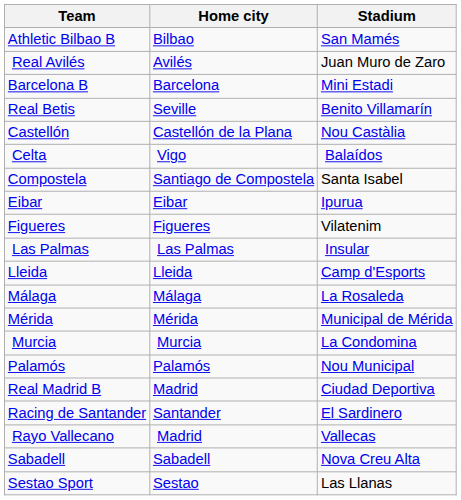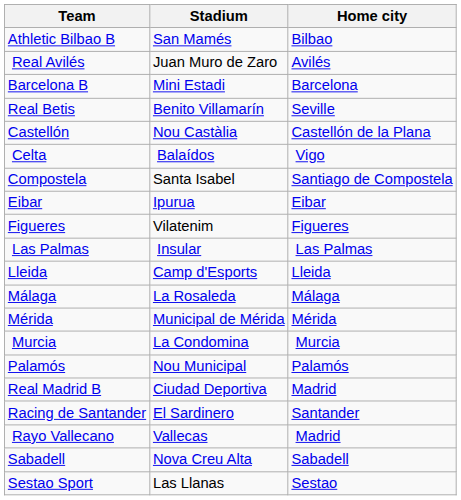columns swapped: (234, 16) <-> (387, 16)
